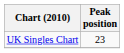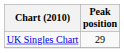(100, 39) 23 -> (100, 39) 29
